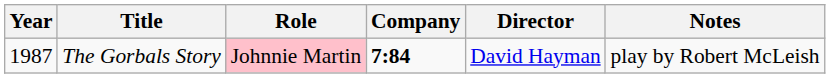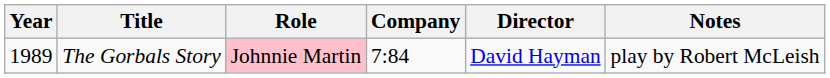(31, 55) 1987 -> (31, 55) 1989
(391, 55) bold -> (390, 55) normal
